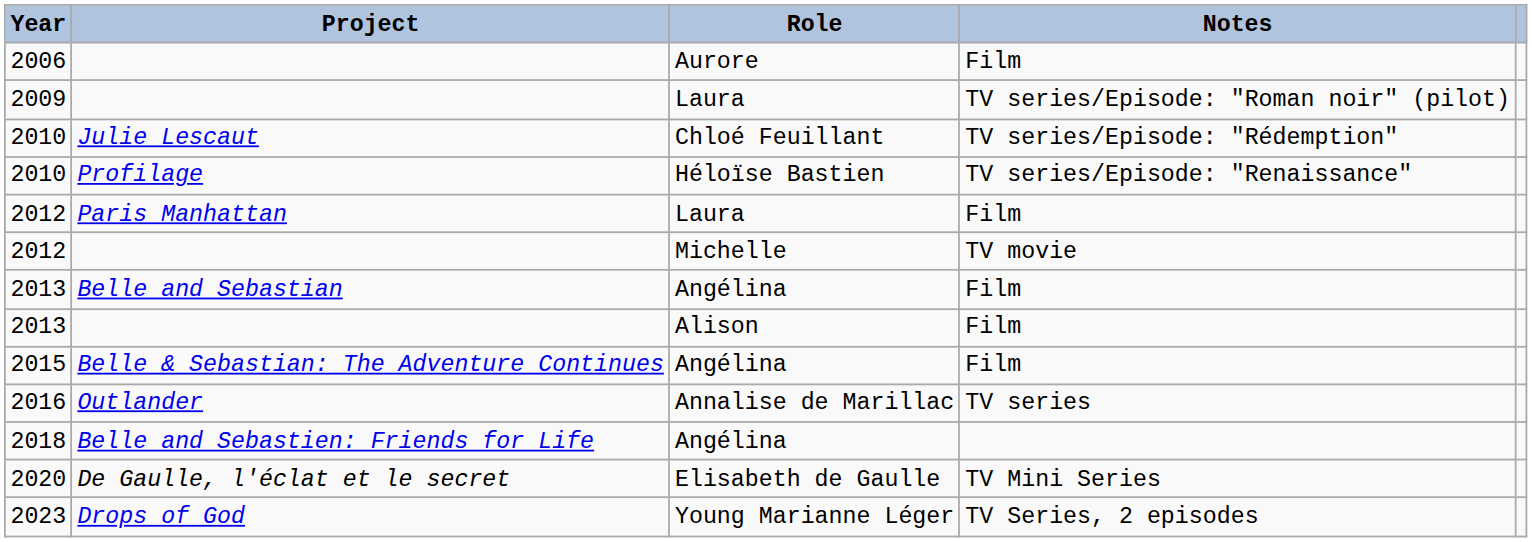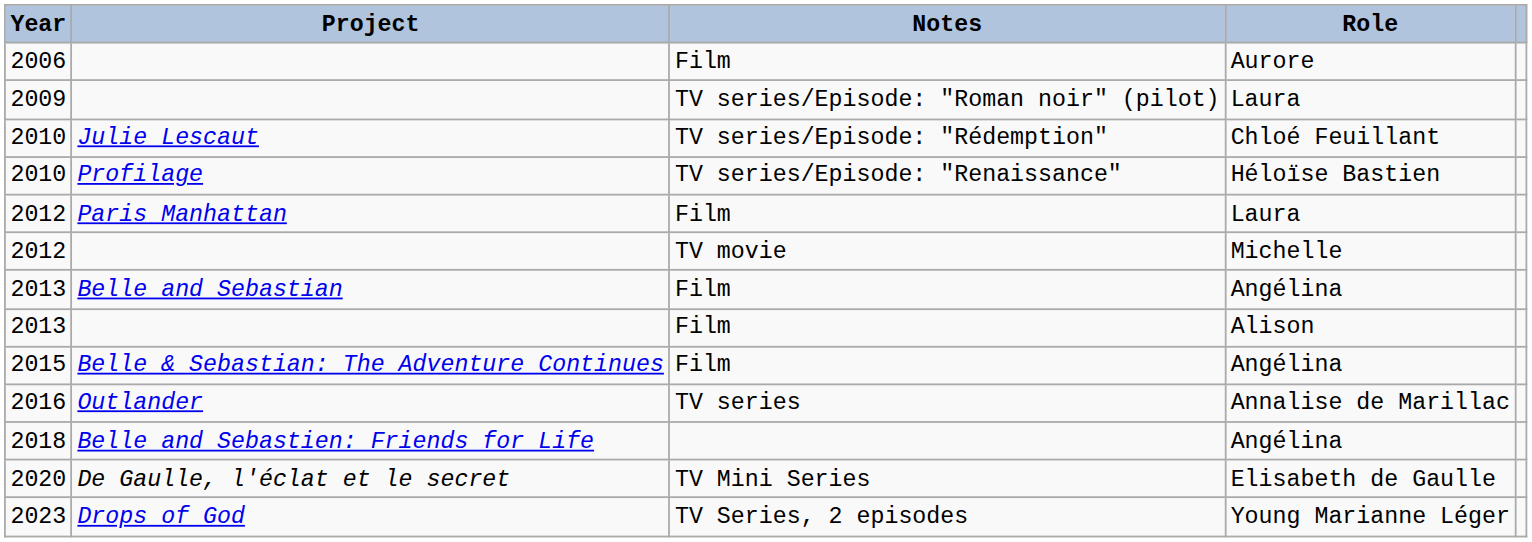columns swapped: (815, 24) <-> (1238, 24)
